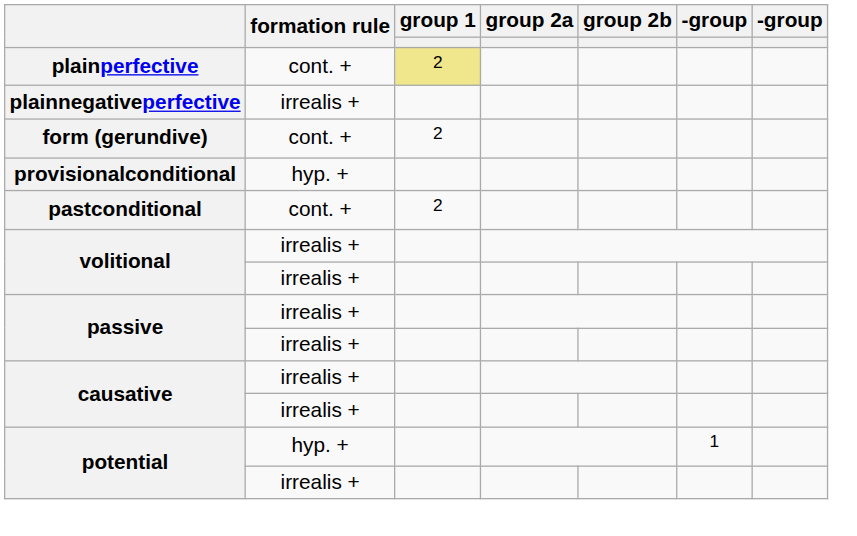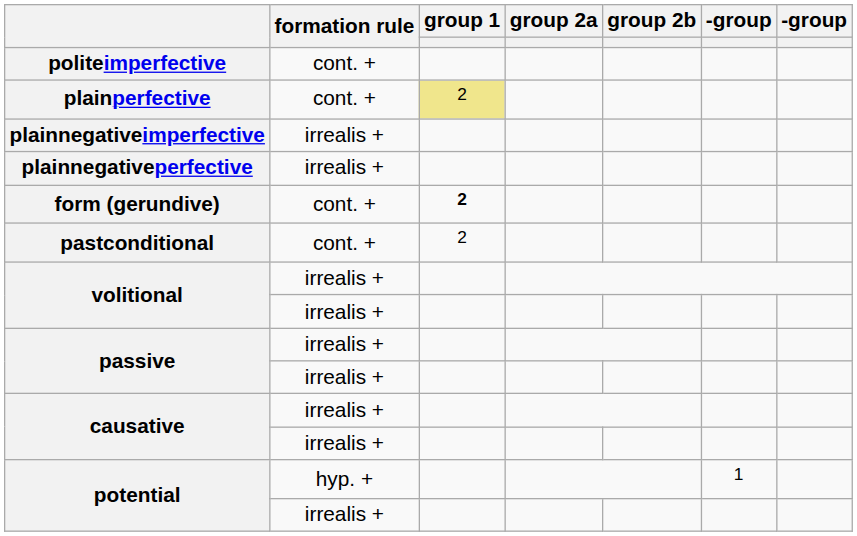+ row: (137, 63)
+ row: (137, 135)
(438, 133) normal -> (462, 203) bold
- row: (125, 173)
